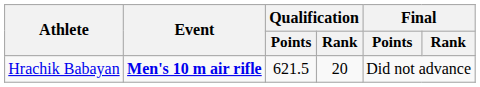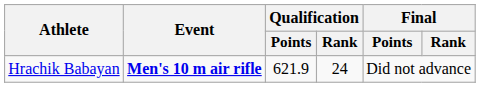(291, 69) 621.5 -> (291, 69) 621.9
(340, 69) 20 -> (340, 69) 24
